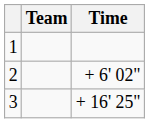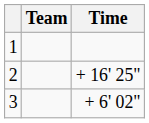(113, 74) + 6' 02" -> (108, 74) + 16' 25"
(108, 103) + 16' 25" -> (113, 103) + 6' 02"
